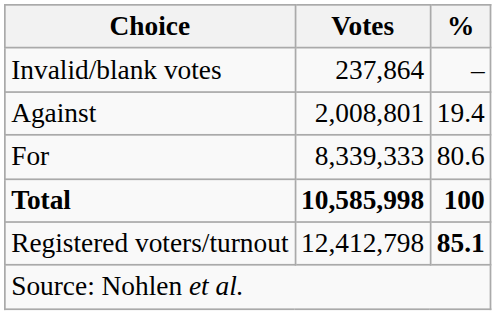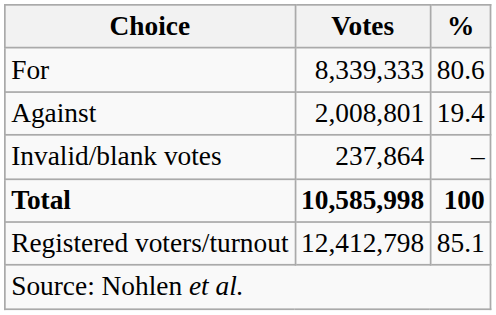rows swapped: (30, 156) <-> (116, 69)
(461, 243) bold -> (461, 243) normal
